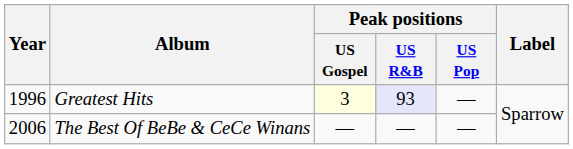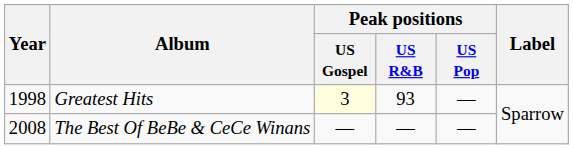(27, 98) 1996 -> (27, 98) 1998
(406, 98) lavender background -> (406, 98) no background
(27, 128) 2006 -> (27, 128) 2008
